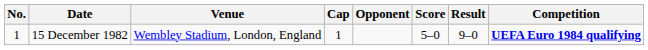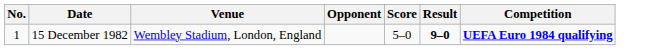- column: (338, 14)
(468, 34) normal -> (440, 34) bold
